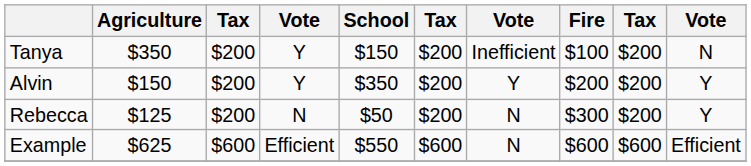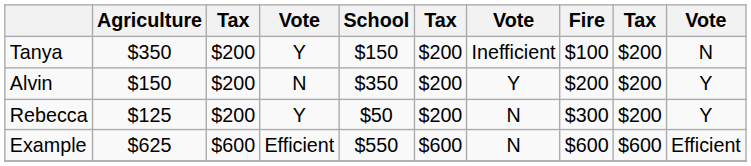(299, 83) Y -> (299, 83) N
(299, 114) N -> (299, 114) Y
